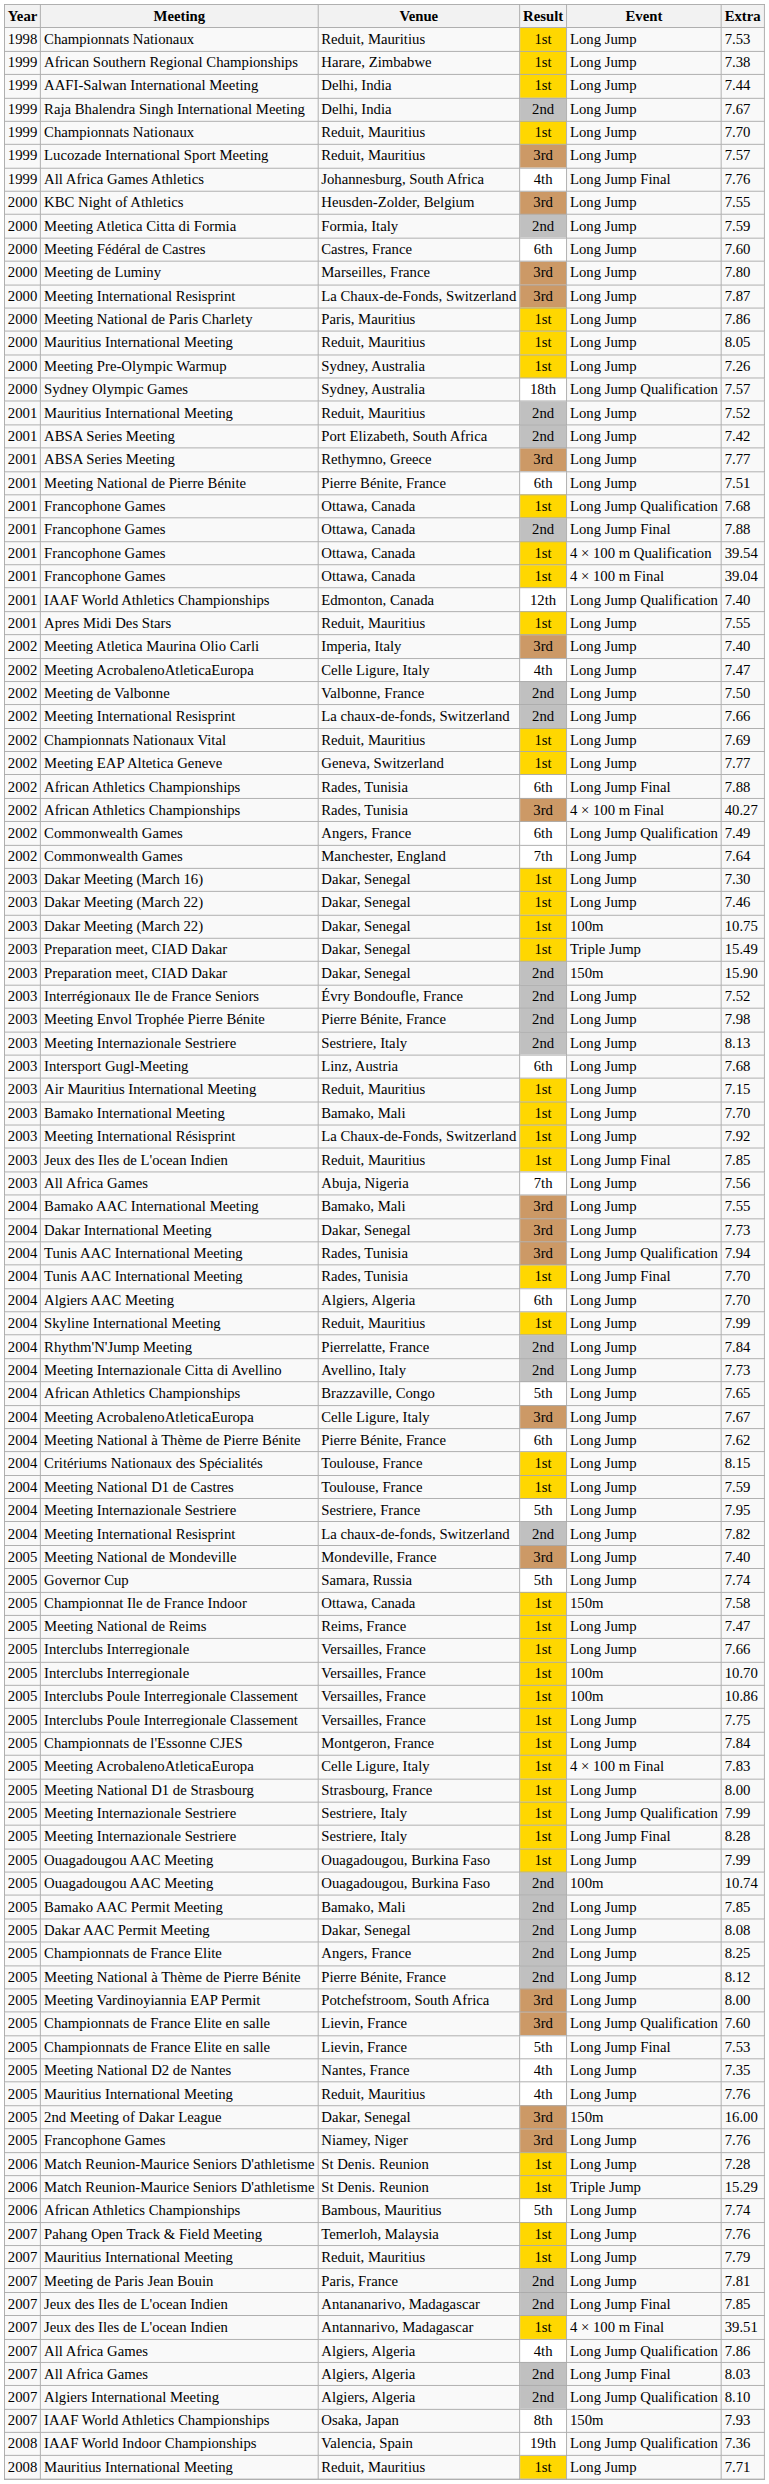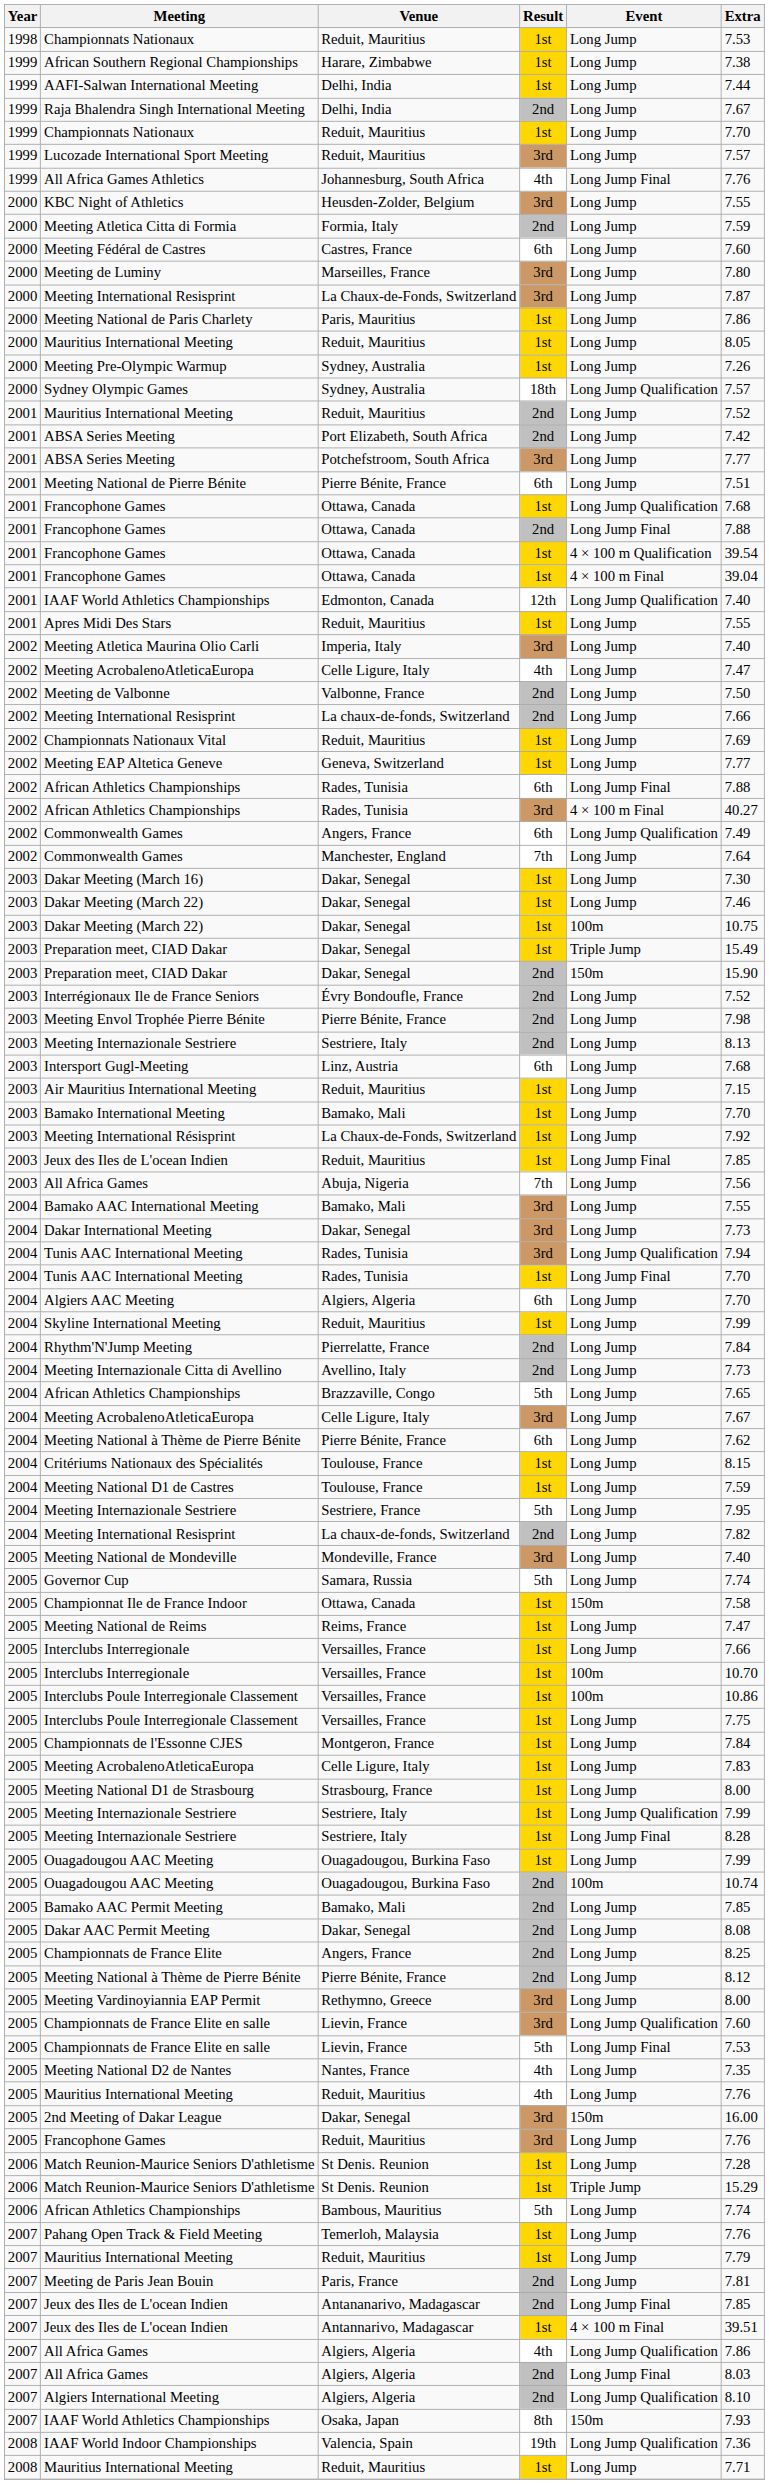(376, 459) Rethymno, Greece -> (405, 459) Potchefstroom, South Africa
(617, 1767) 4 × 100 m Final -> (603, 1767) Long Jump
(405, 2000) Potchefstroom, South Africa -> (376, 2000) Rethymno, Greece
(365, 2140) Niamey, Niger -> (373, 2140) Reduit, Mauritius
